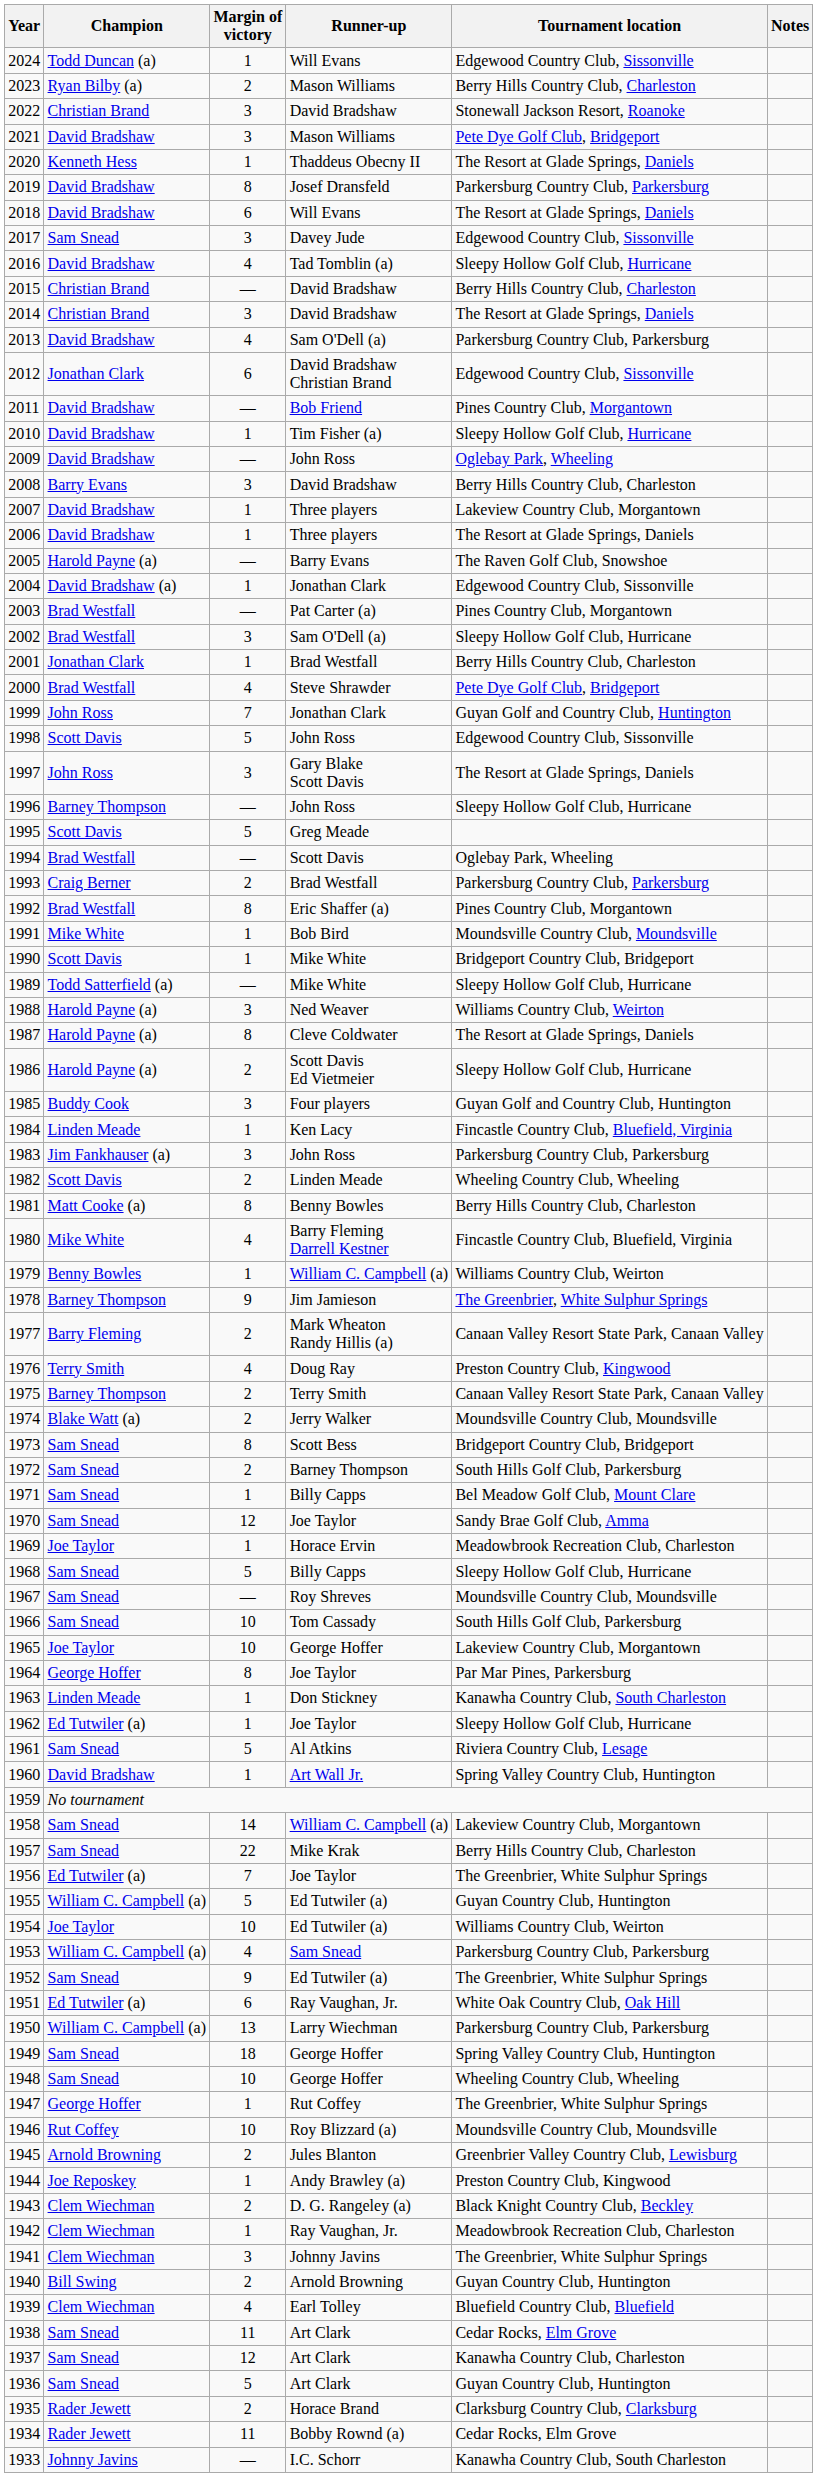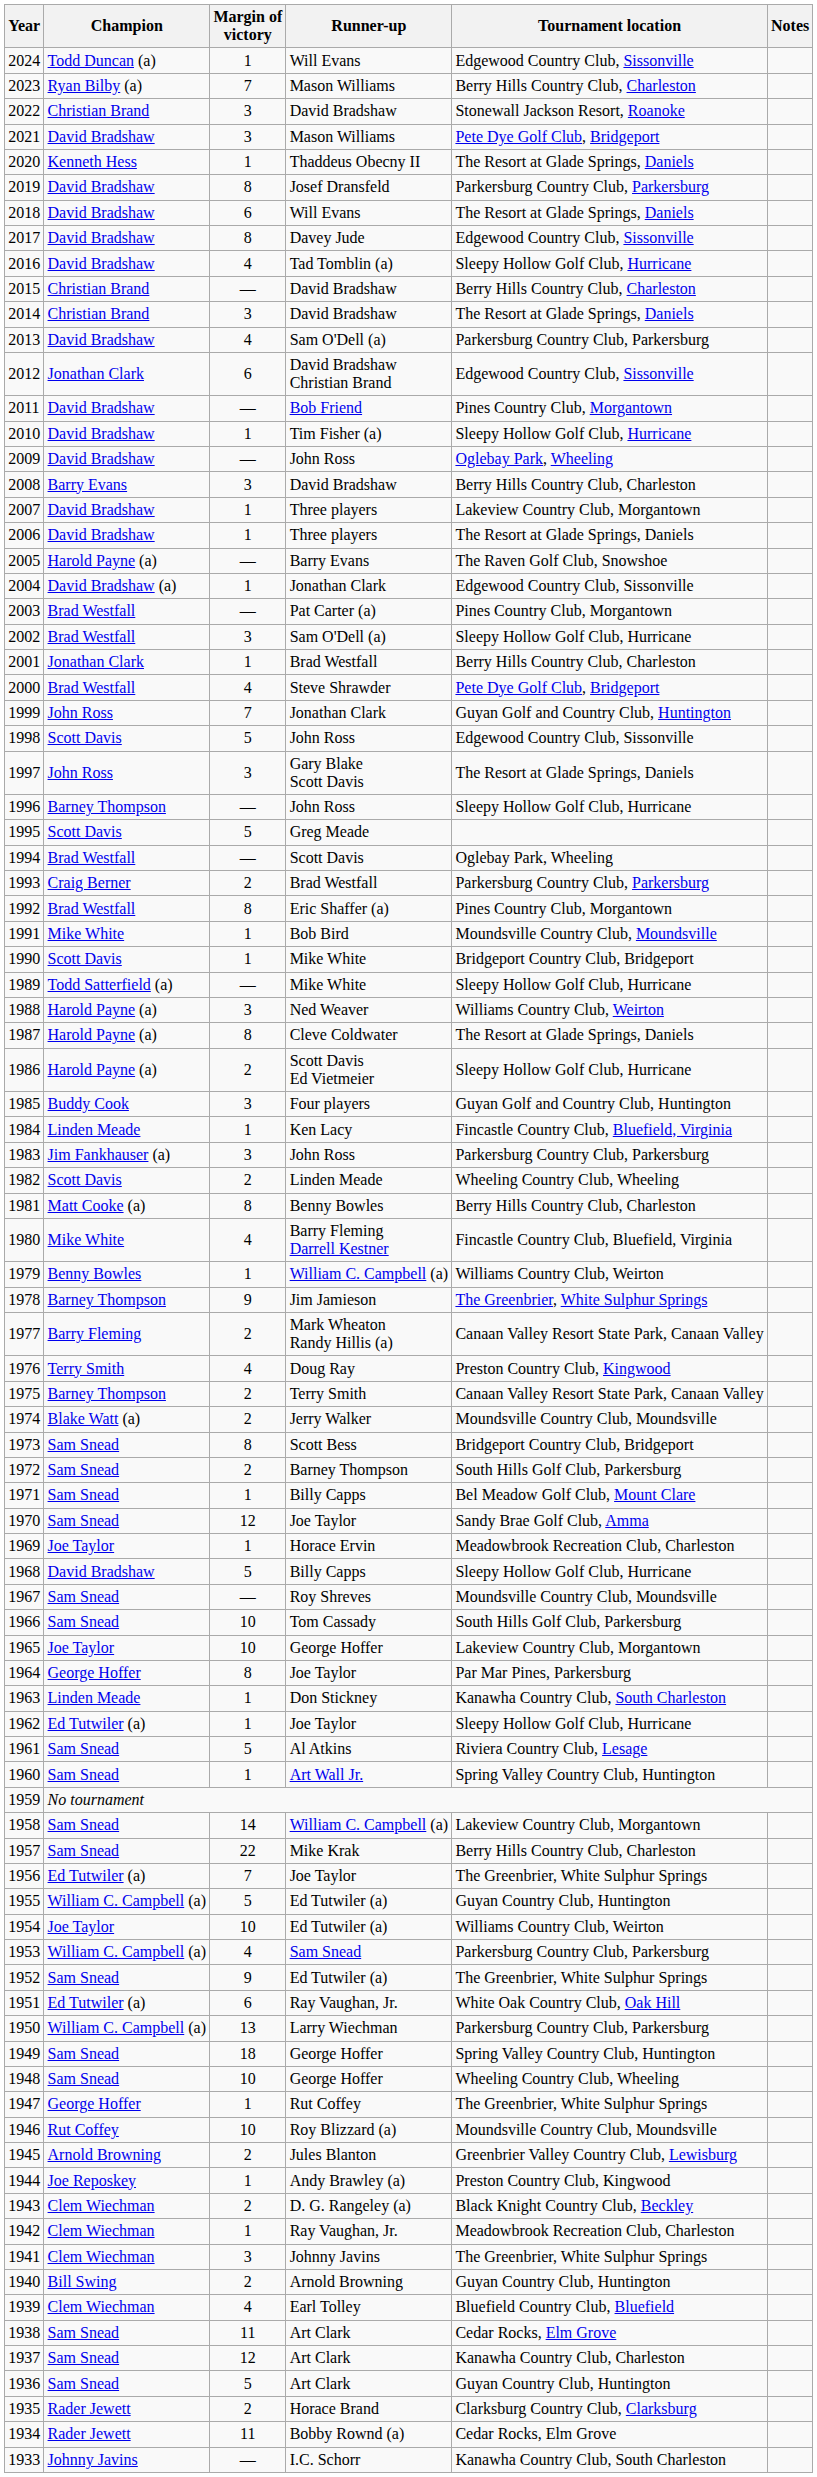(248, 85) 2 -> (248, 85) 7
(83, 238) Sam Snead -> (101, 238) David Bradshaw
(248, 238) 3 -> (248, 238) 8
(83, 1571) Sam Snead -> (101, 1571) David Bradshaw
(101, 1774) David Bradshaw -> (83, 1774) Sam Snead
